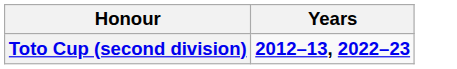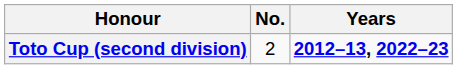+ column: (270, 19)
